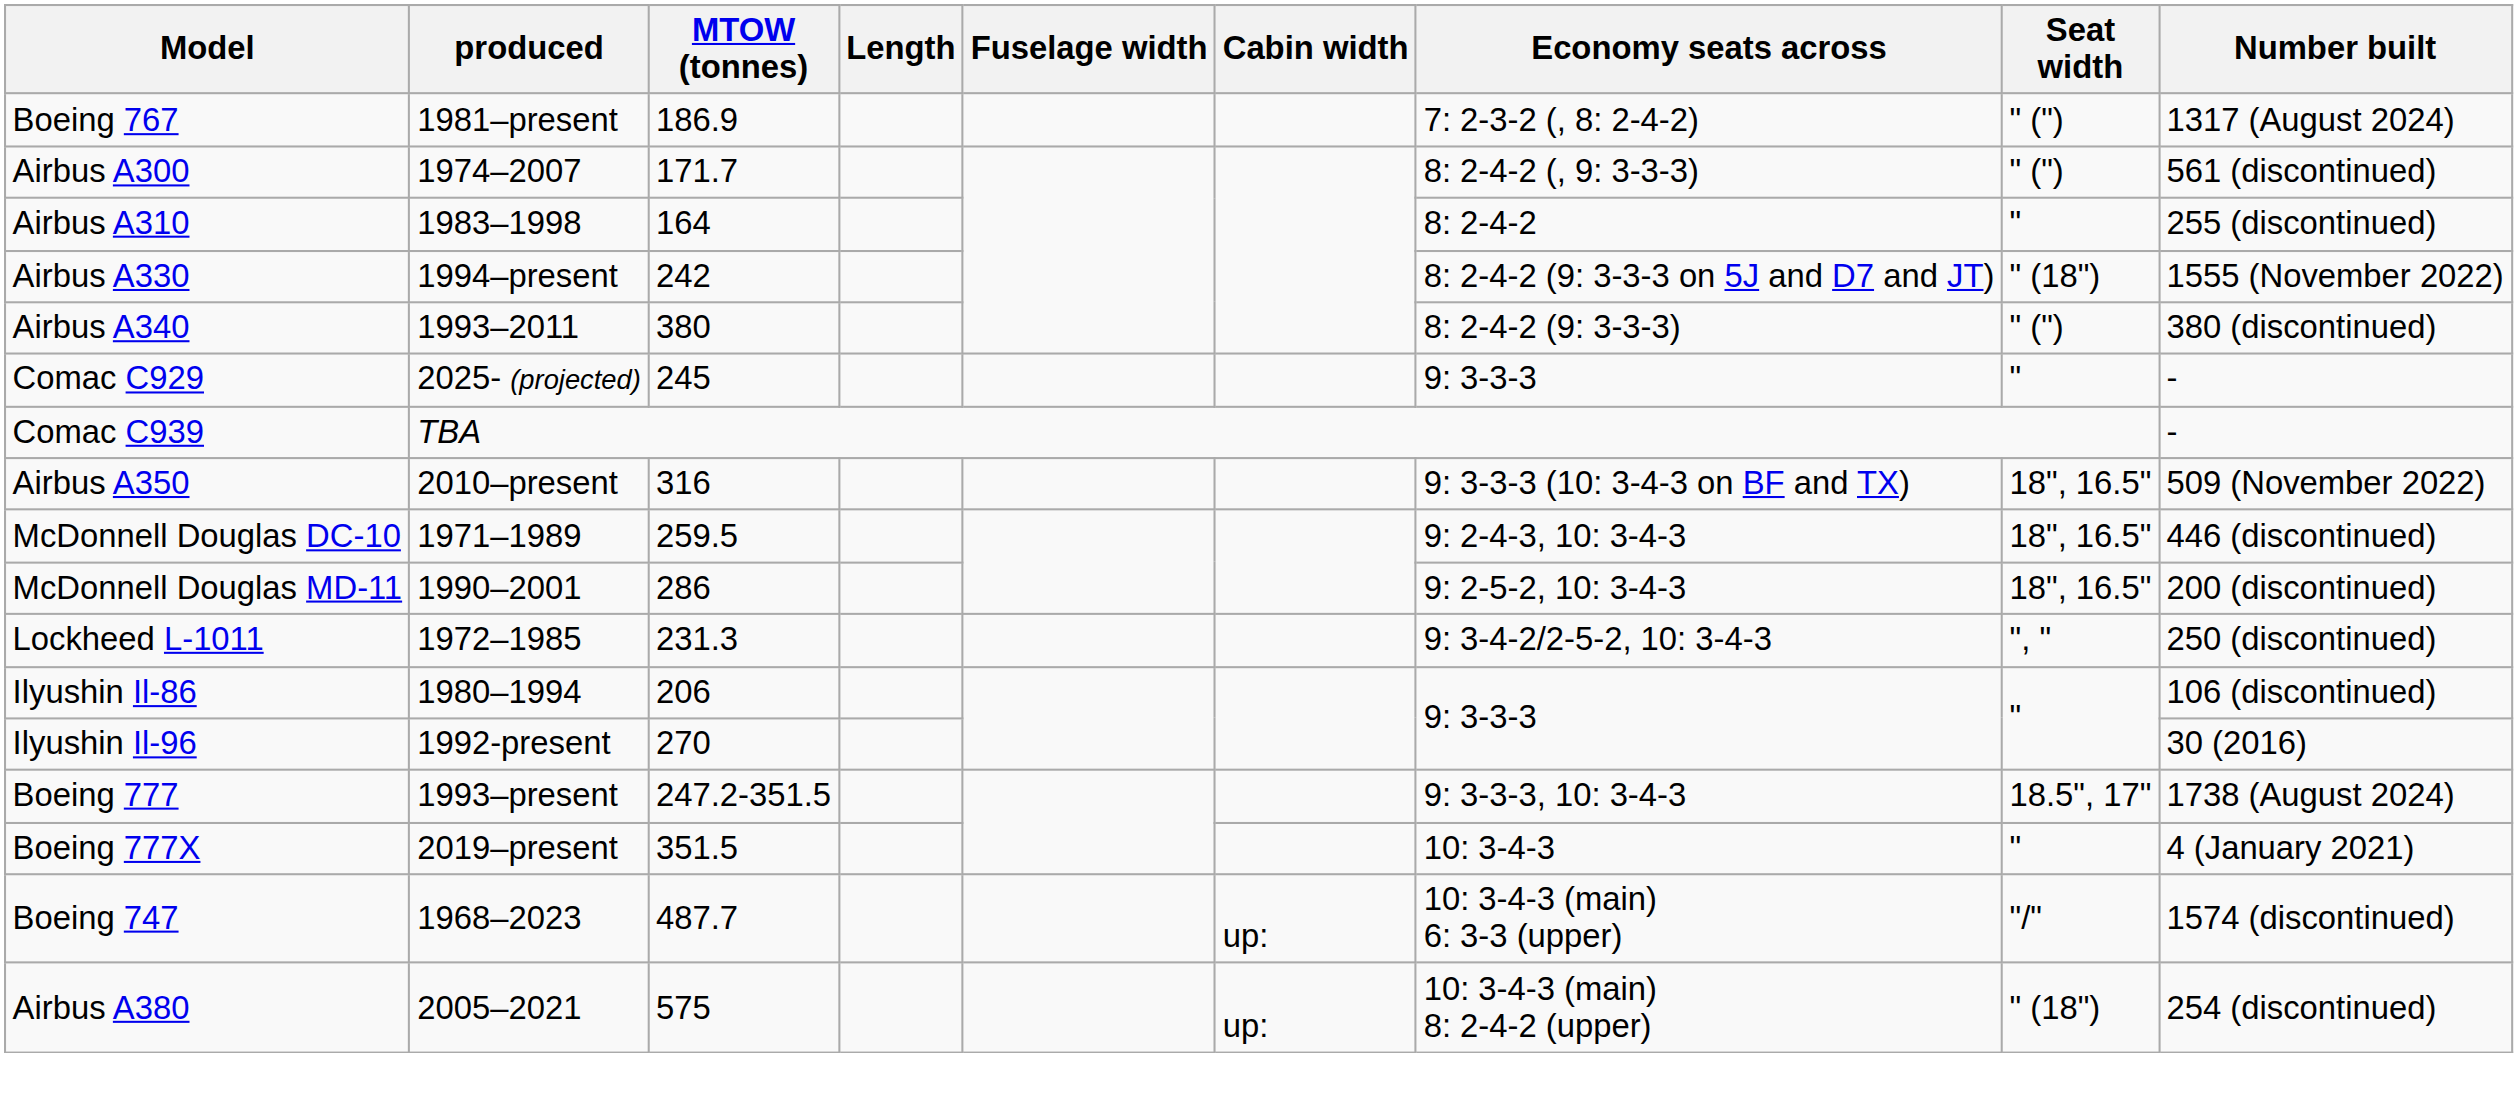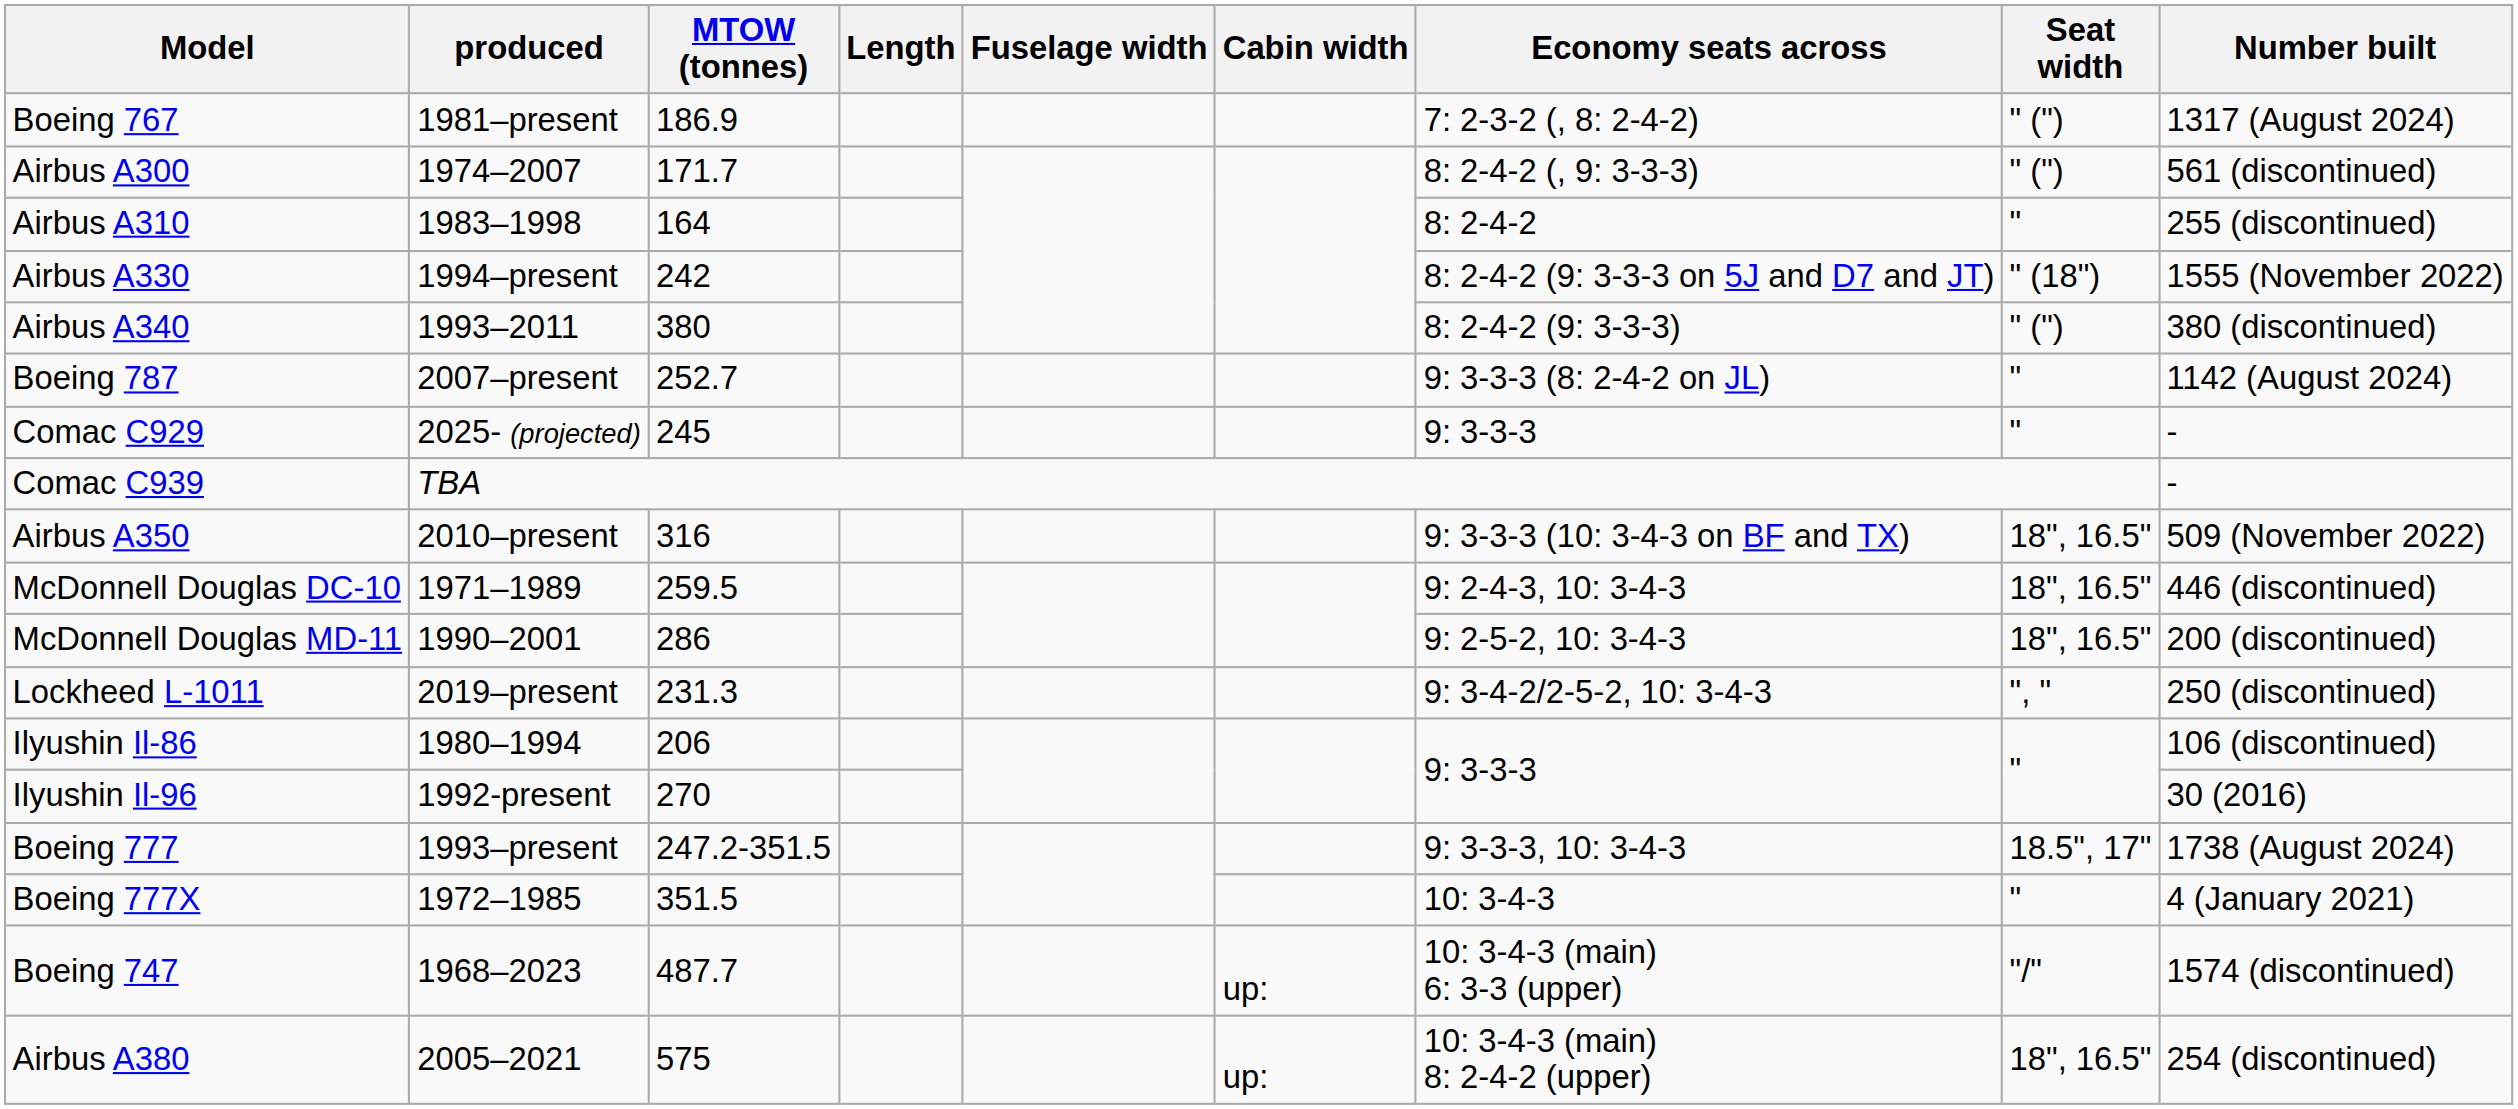+ row: (96, 379)
(499, 639) 1972–1985 -> (518, 691) 2019–present
(518, 847) 2019–present -> (499, 899) 1972–1985
(2055, 1007) " (18") -> (2080, 1059) 18", 16.5"
